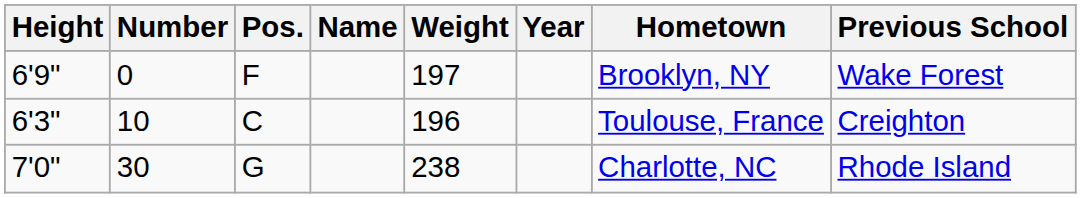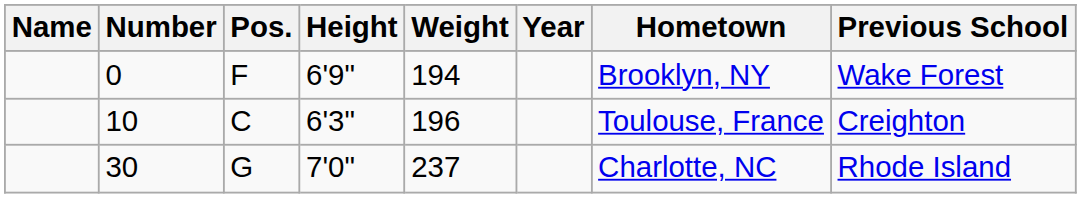columns swapped: (358, 27) <-> (58, 27)
(436, 74) 197 -> (436, 74) 194
(436, 167) 238 -> (436, 167) 237
